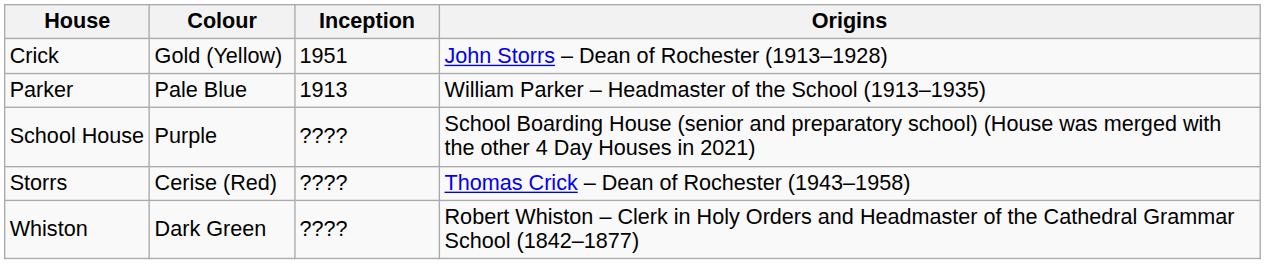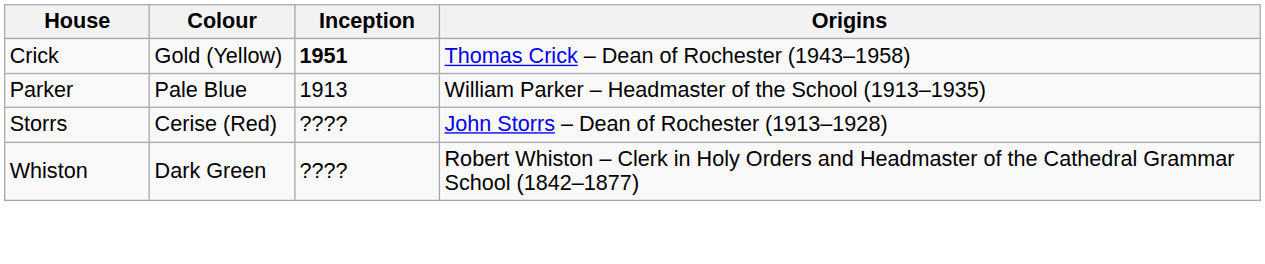(324, 55) normal -> (324, 55) bold
(666, 55) John Storrs – Dean of Rochester (1913–1928) -> (677, 55) Thomas Crick – Dean of Rochester (1943–1958)
- row: (77, 136)
(677, 182) Thomas Crick – Dean of Rochester (1943–1958) -> (666, 124) John Storrs – Dean of Rochester (1913–1928)
